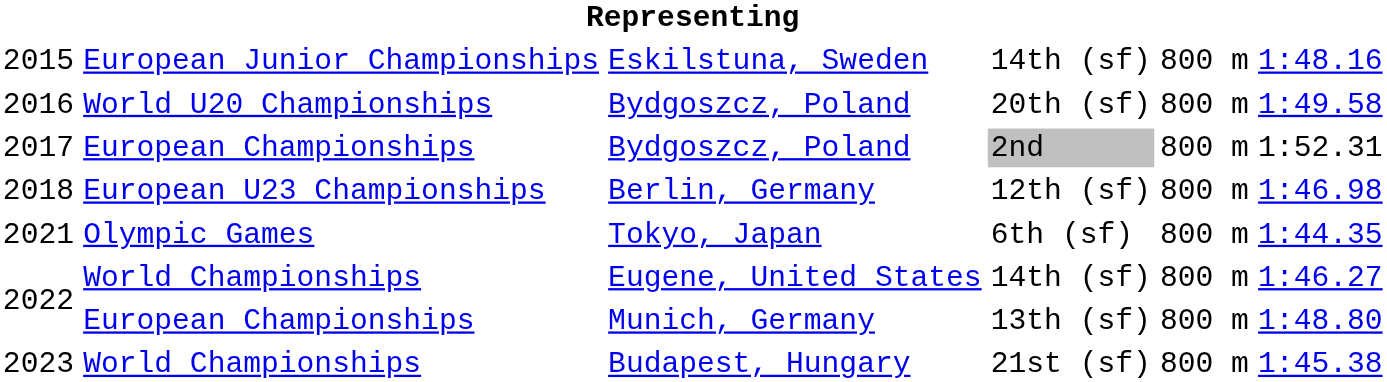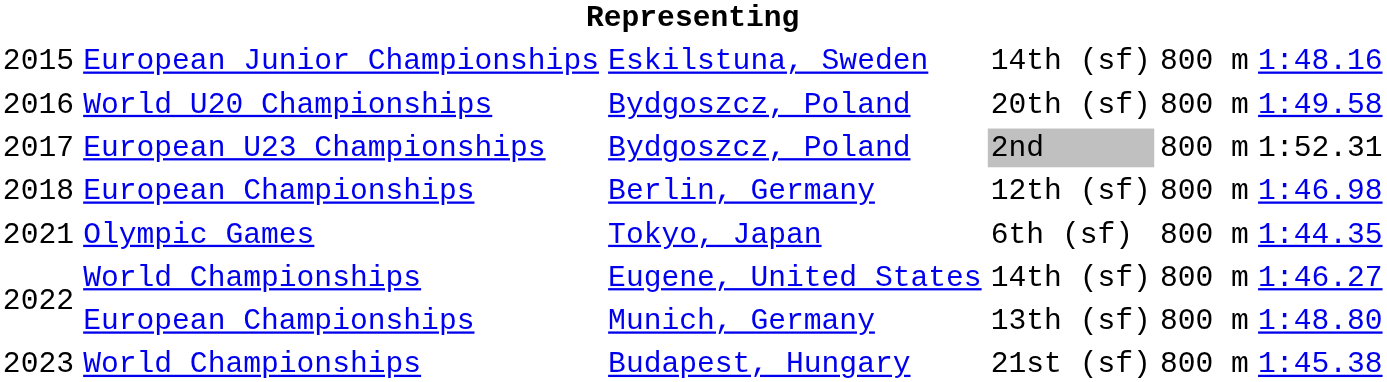(279, 148) European Championships -> (314, 148) European U23 Championships
(314, 191) European U23 Championships -> (279, 191) European Championships
